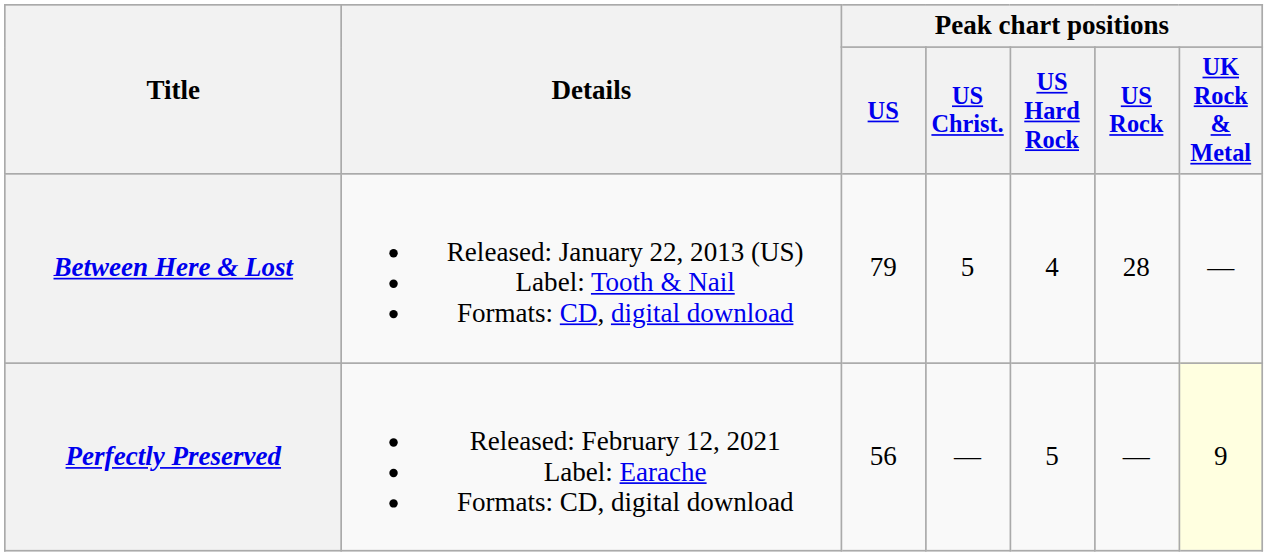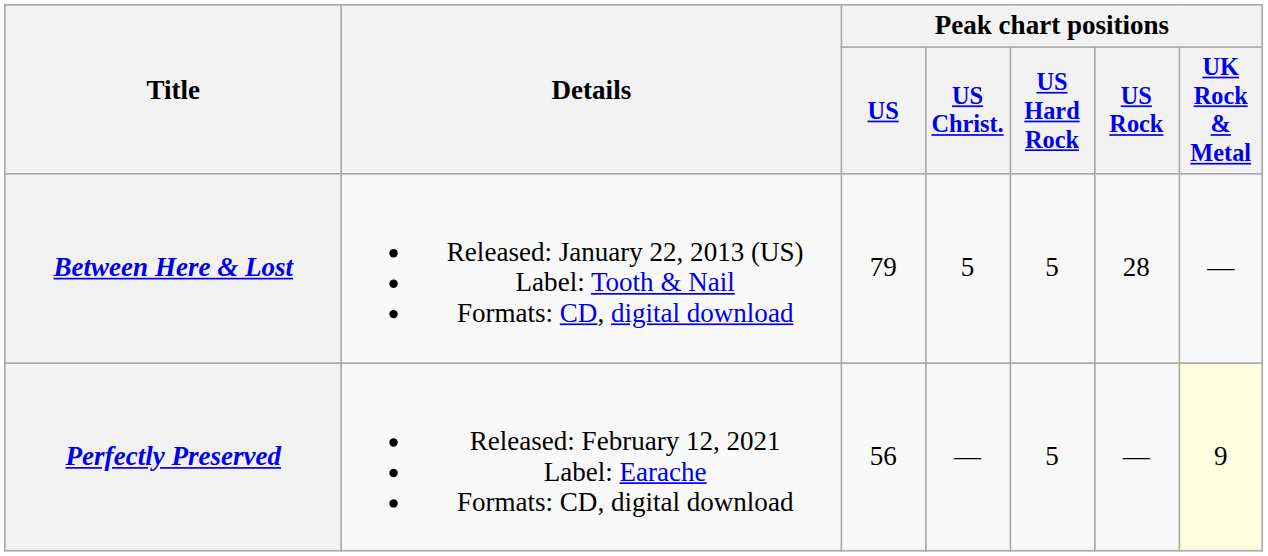(1052, 267) 4 -> (1052, 267) 5
